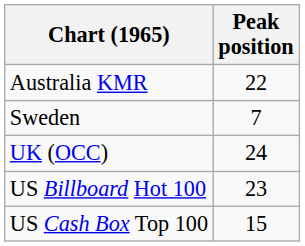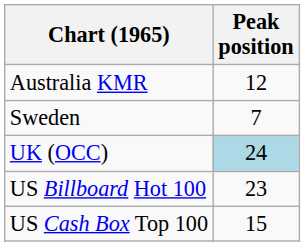(256, 82) 22 -> (256, 82) 12
(256, 152) no background -> (256, 152) lightblue background
